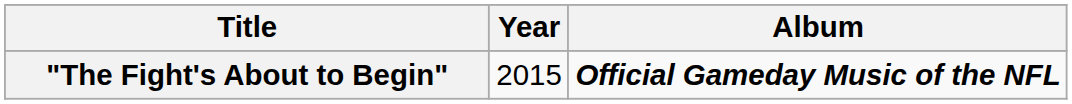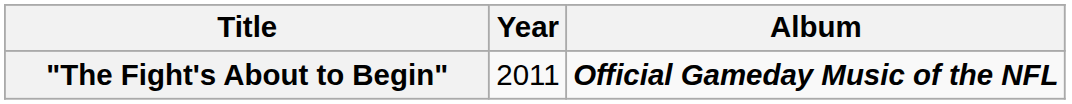(529, 74) 2015 -> (528, 74) 2011
